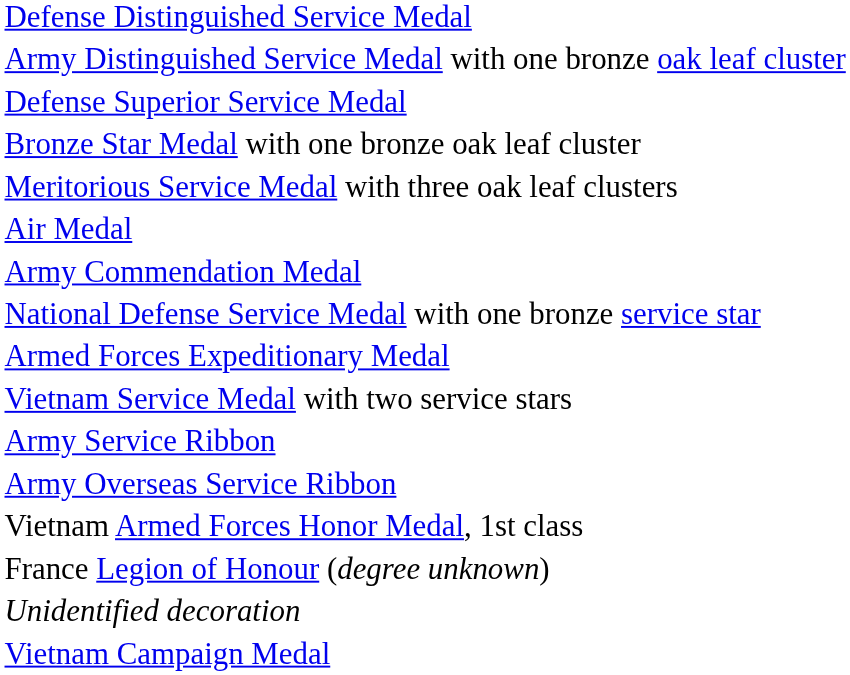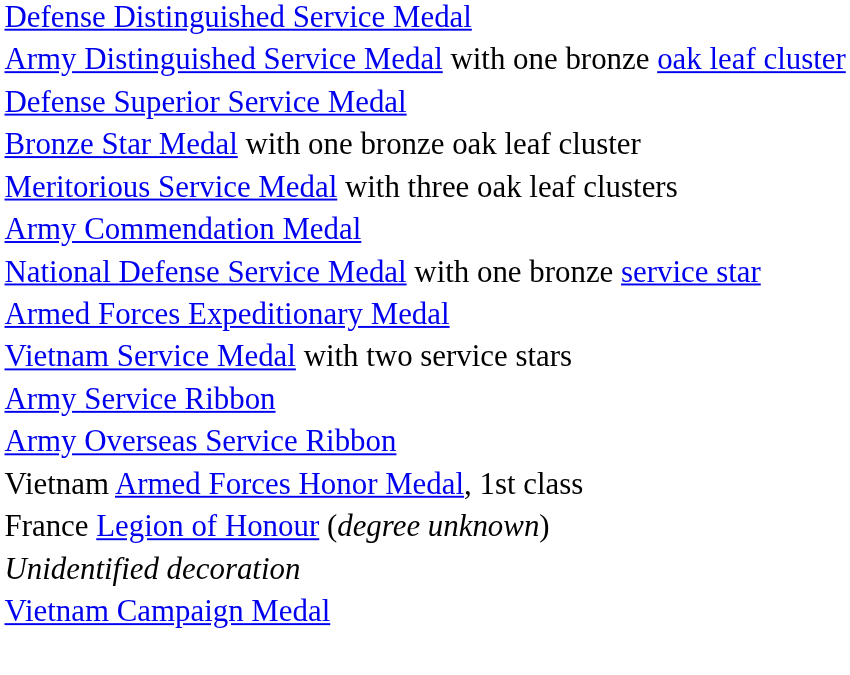- row: (68, 228)
